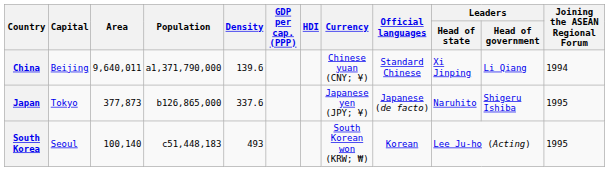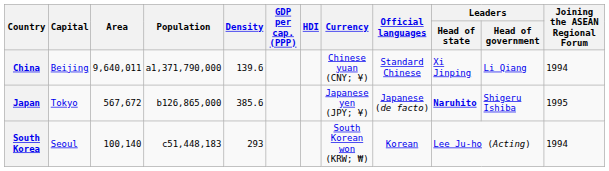(123, 103) 377,873 -> (123, 103) 567,672
(250, 103) 337.6 -> (250, 103) 385.6
(455, 103) normal -> (455, 103) bold
(255, 143) 493 -> (255, 143) 293
(557, 143) 1995 -> (557, 143) 1994
